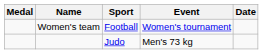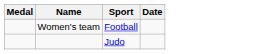- column: (187, 12)
